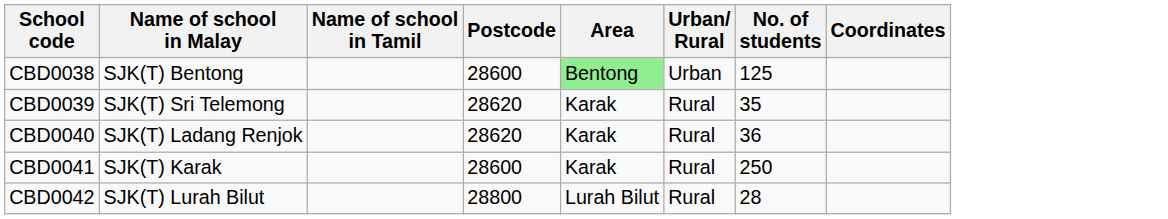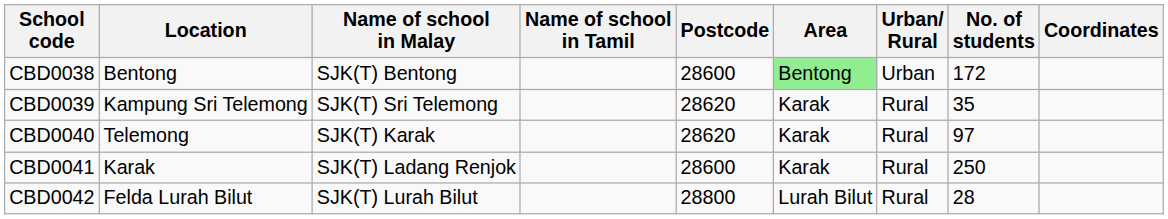+ column: (206, 31)
(756, 73) 125 -> (969, 73) 172
(203, 135) SJK(T) Ladang Renjok -> (376, 135) SJK(T) Karak
(750, 135) 36 -> (964, 135) 97
(163, 167) SJK(T) Karak -> (416, 167) SJK(T) Ladang Renjok
